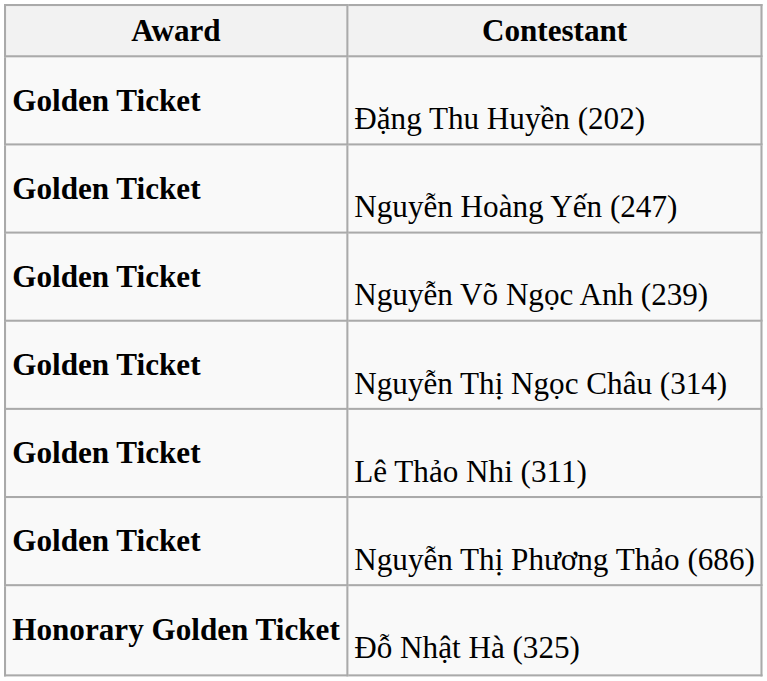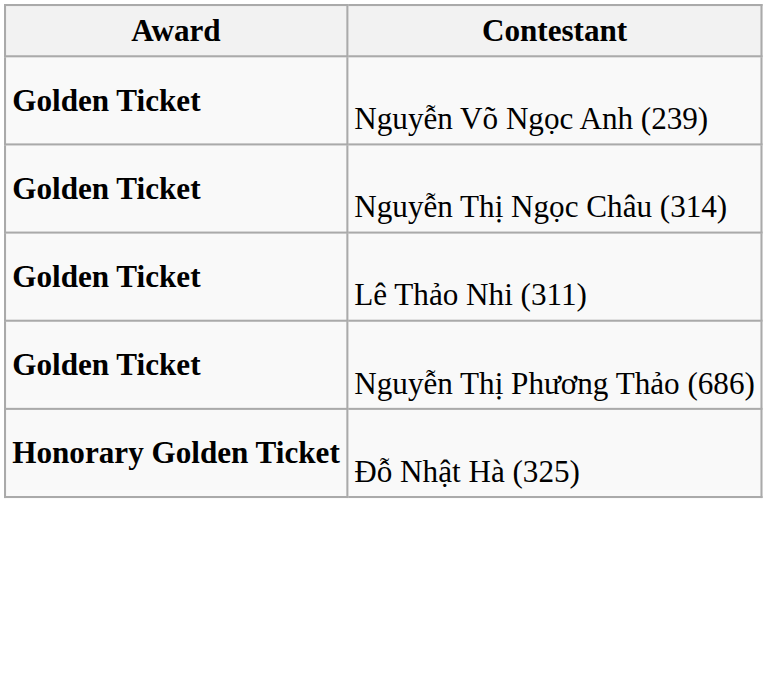- row: (500, 118)
- row: (516, 206)
